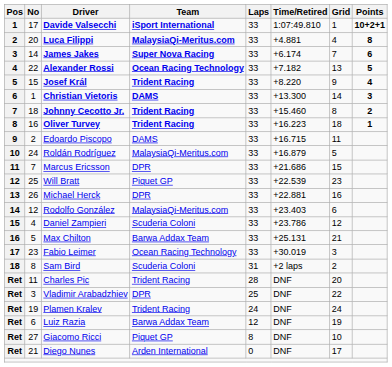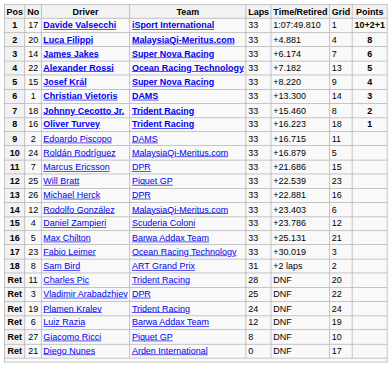(163, 82) Trident Racing -> (173, 82) Super Nova Racing
(164, 266) Scuderia Coloni -> (163, 266) ART Grand Prix
